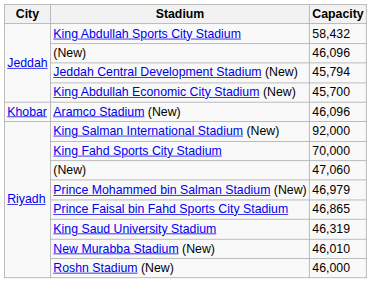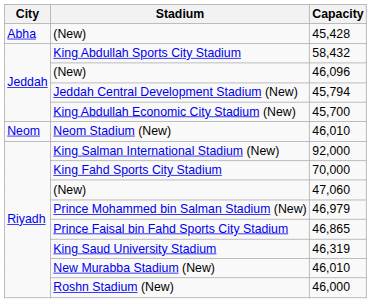+ row: (70, 33)
- row: (117, 111)
+ row: (112, 131)
